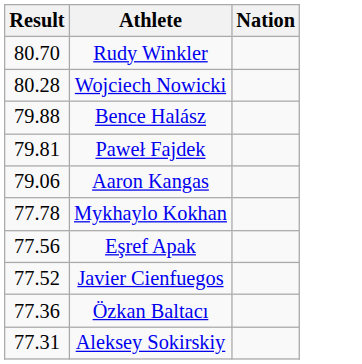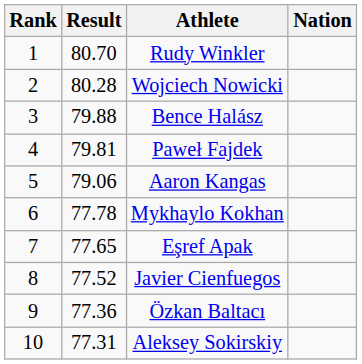+ column: (33, 20)
(37, 246) 77.56 -> (94, 246) 77.65
